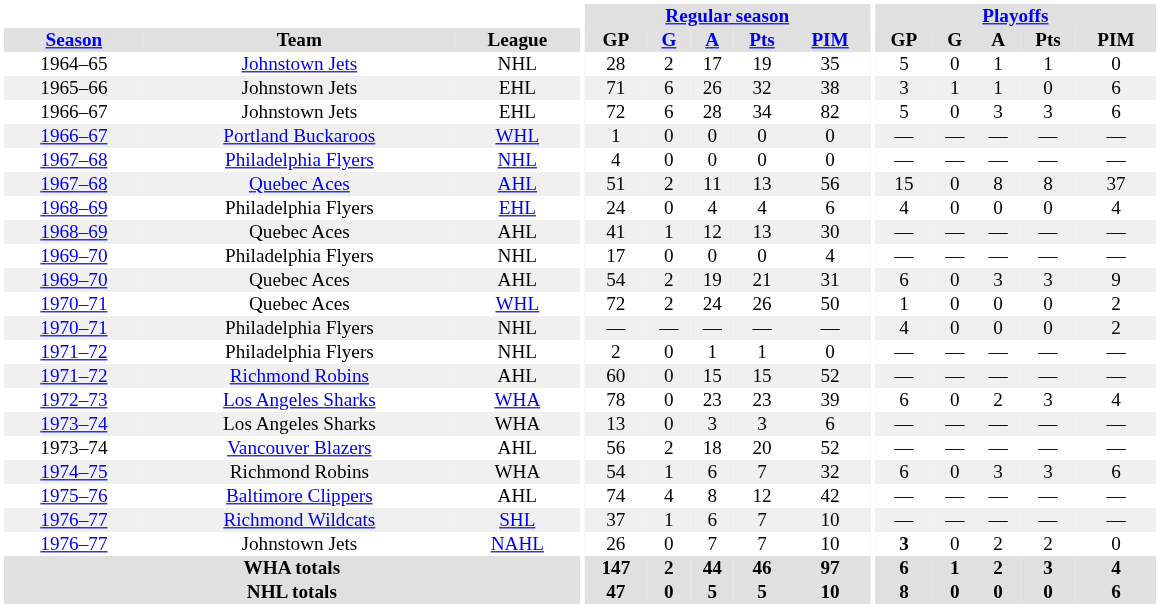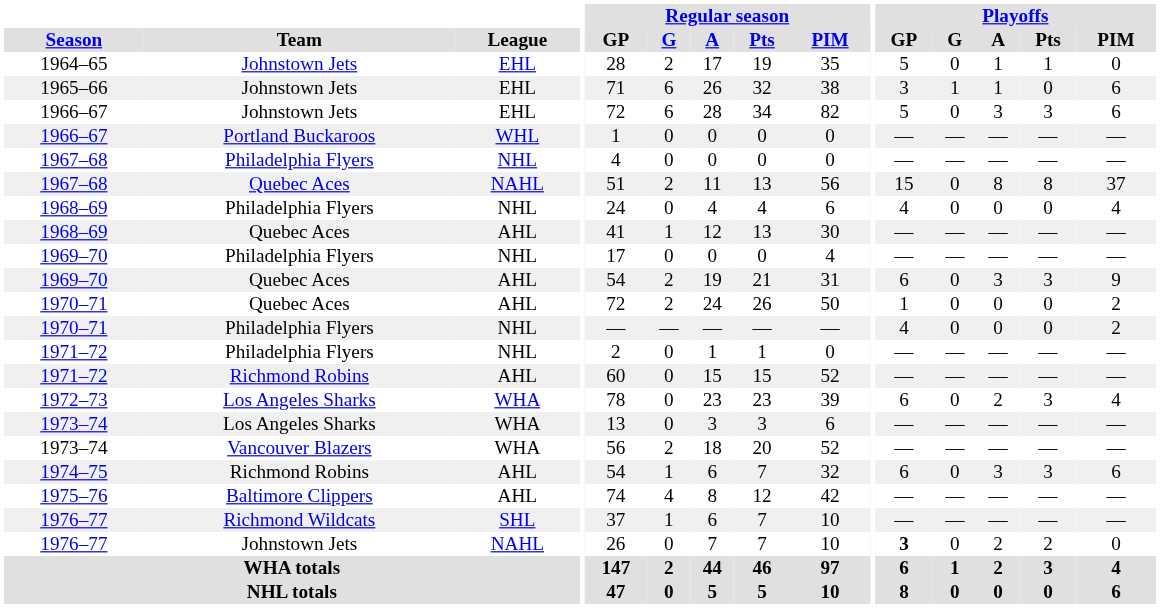(517, 63) NHL -> (517, 63) EHL
(517, 183) AHL -> (517, 183) NAHL
(517, 207) EHL -> (517, 207) NHL
(517, 303) WHL -> (517, 303) AHL
(517, 447) AHL -> (517, 447) WHA
(517, 471) WHA -> (517, 471) AHL
